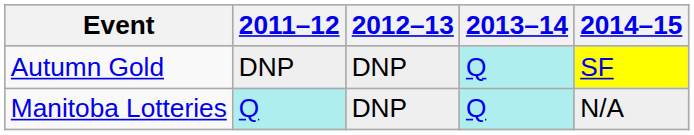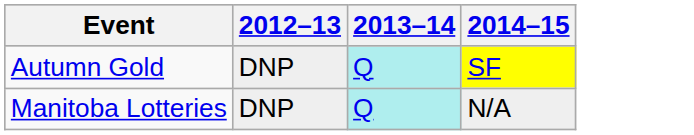- column: (289, 25)
